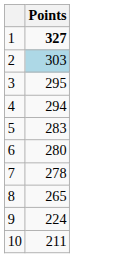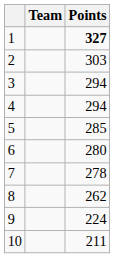+ column: (45, 15)
(56, 60) lightblue background -> (96, 60) no background
(56, 83) 295 -> (96, 83) 294
(56, 128) 283 -> (96, 128) 285
(56, 196) 265 -> (96, 196) 262
